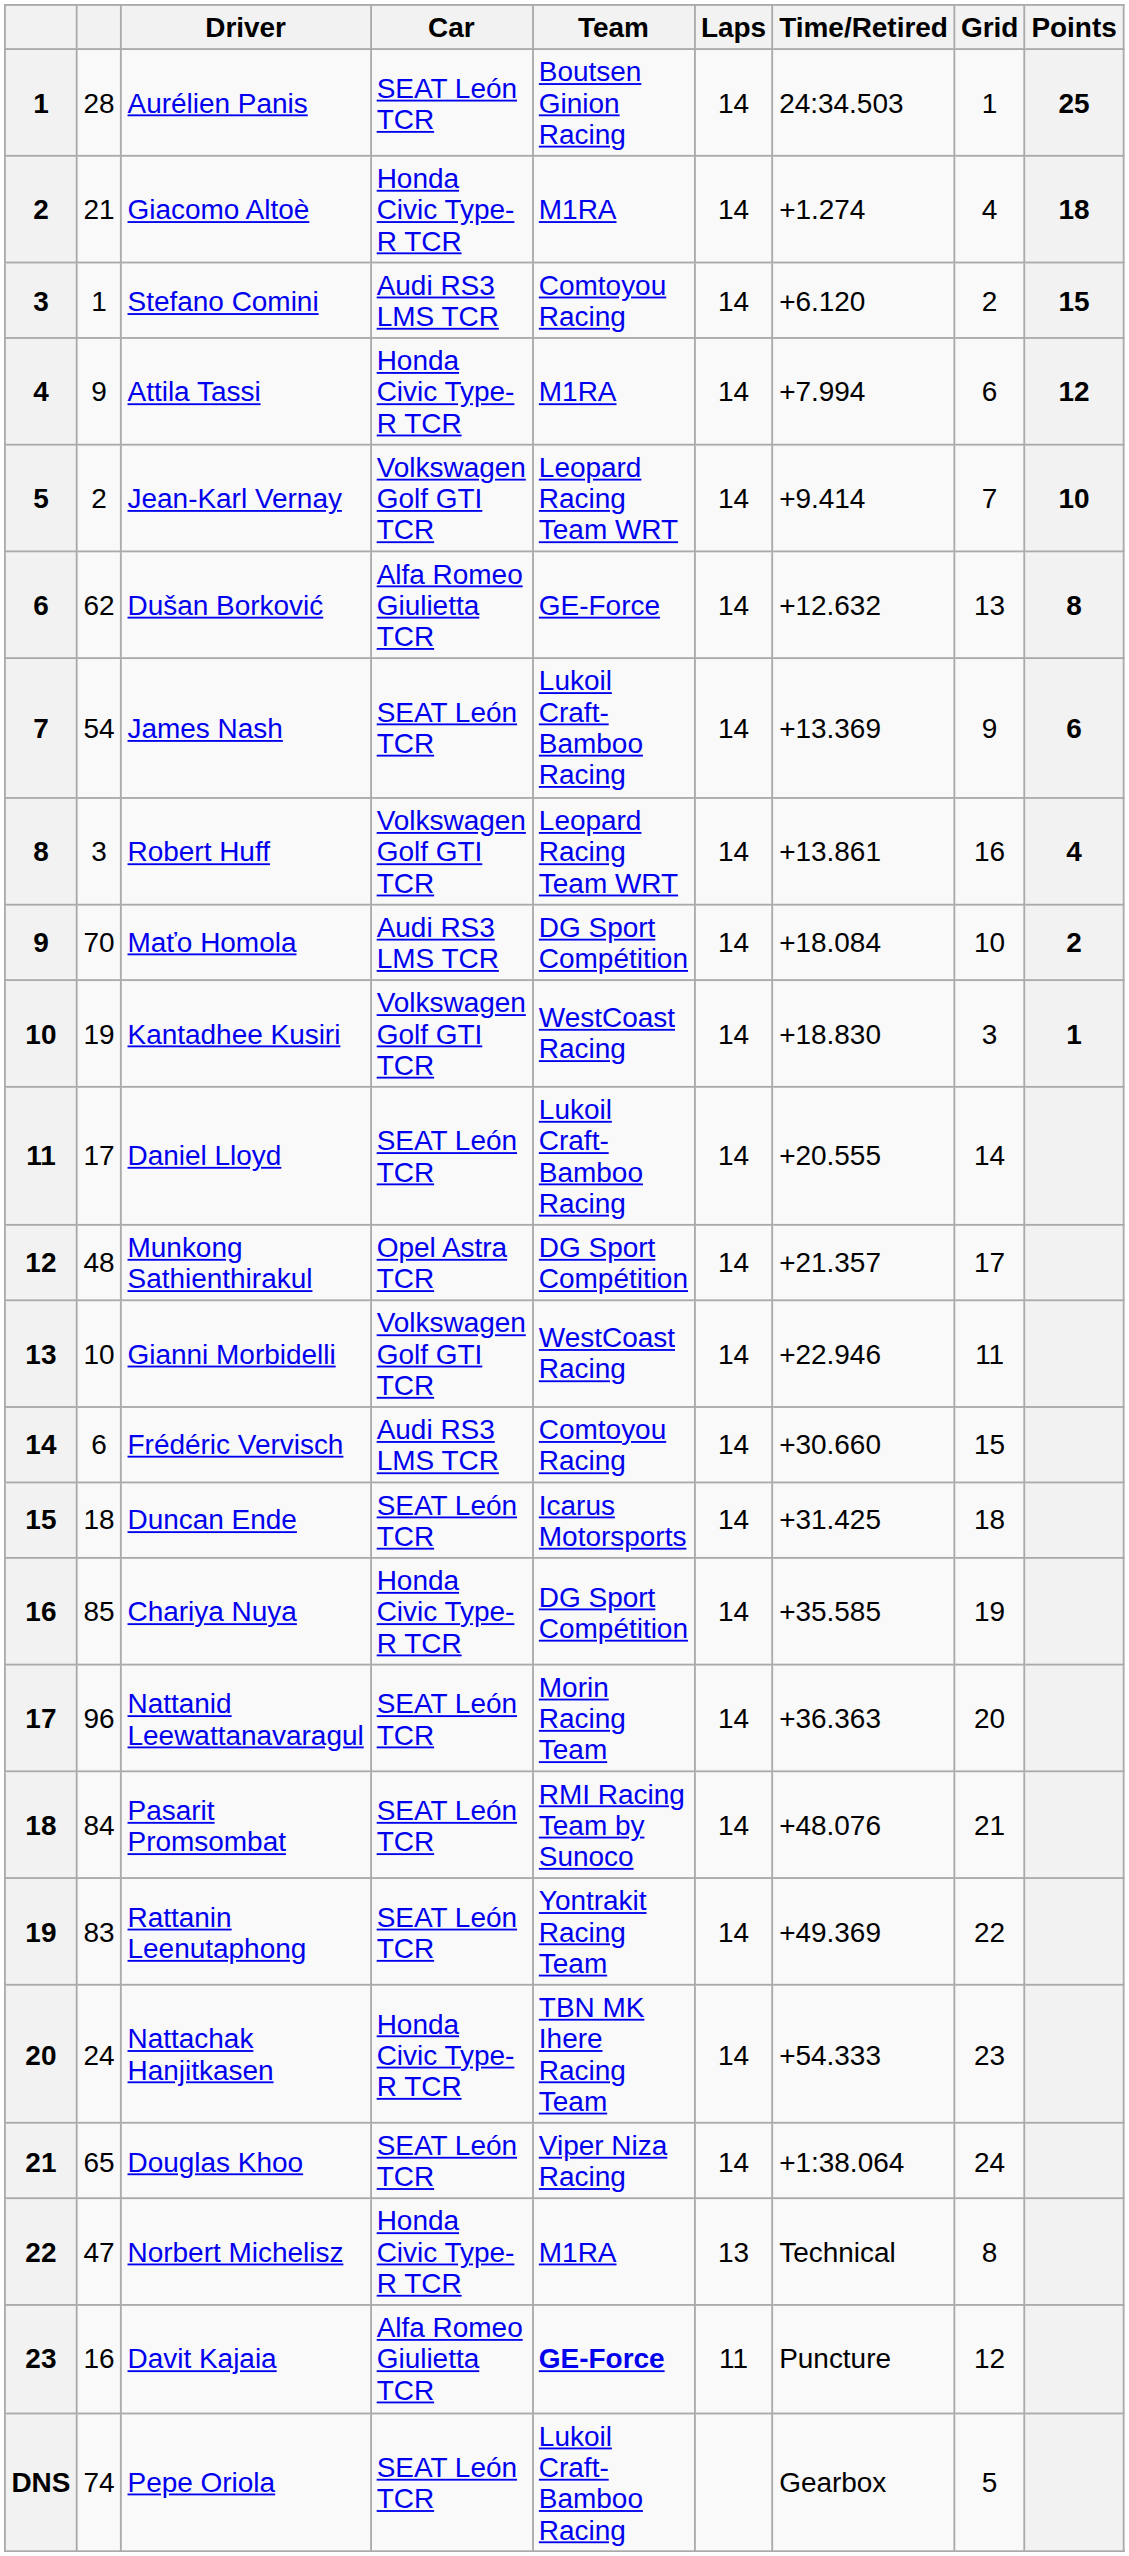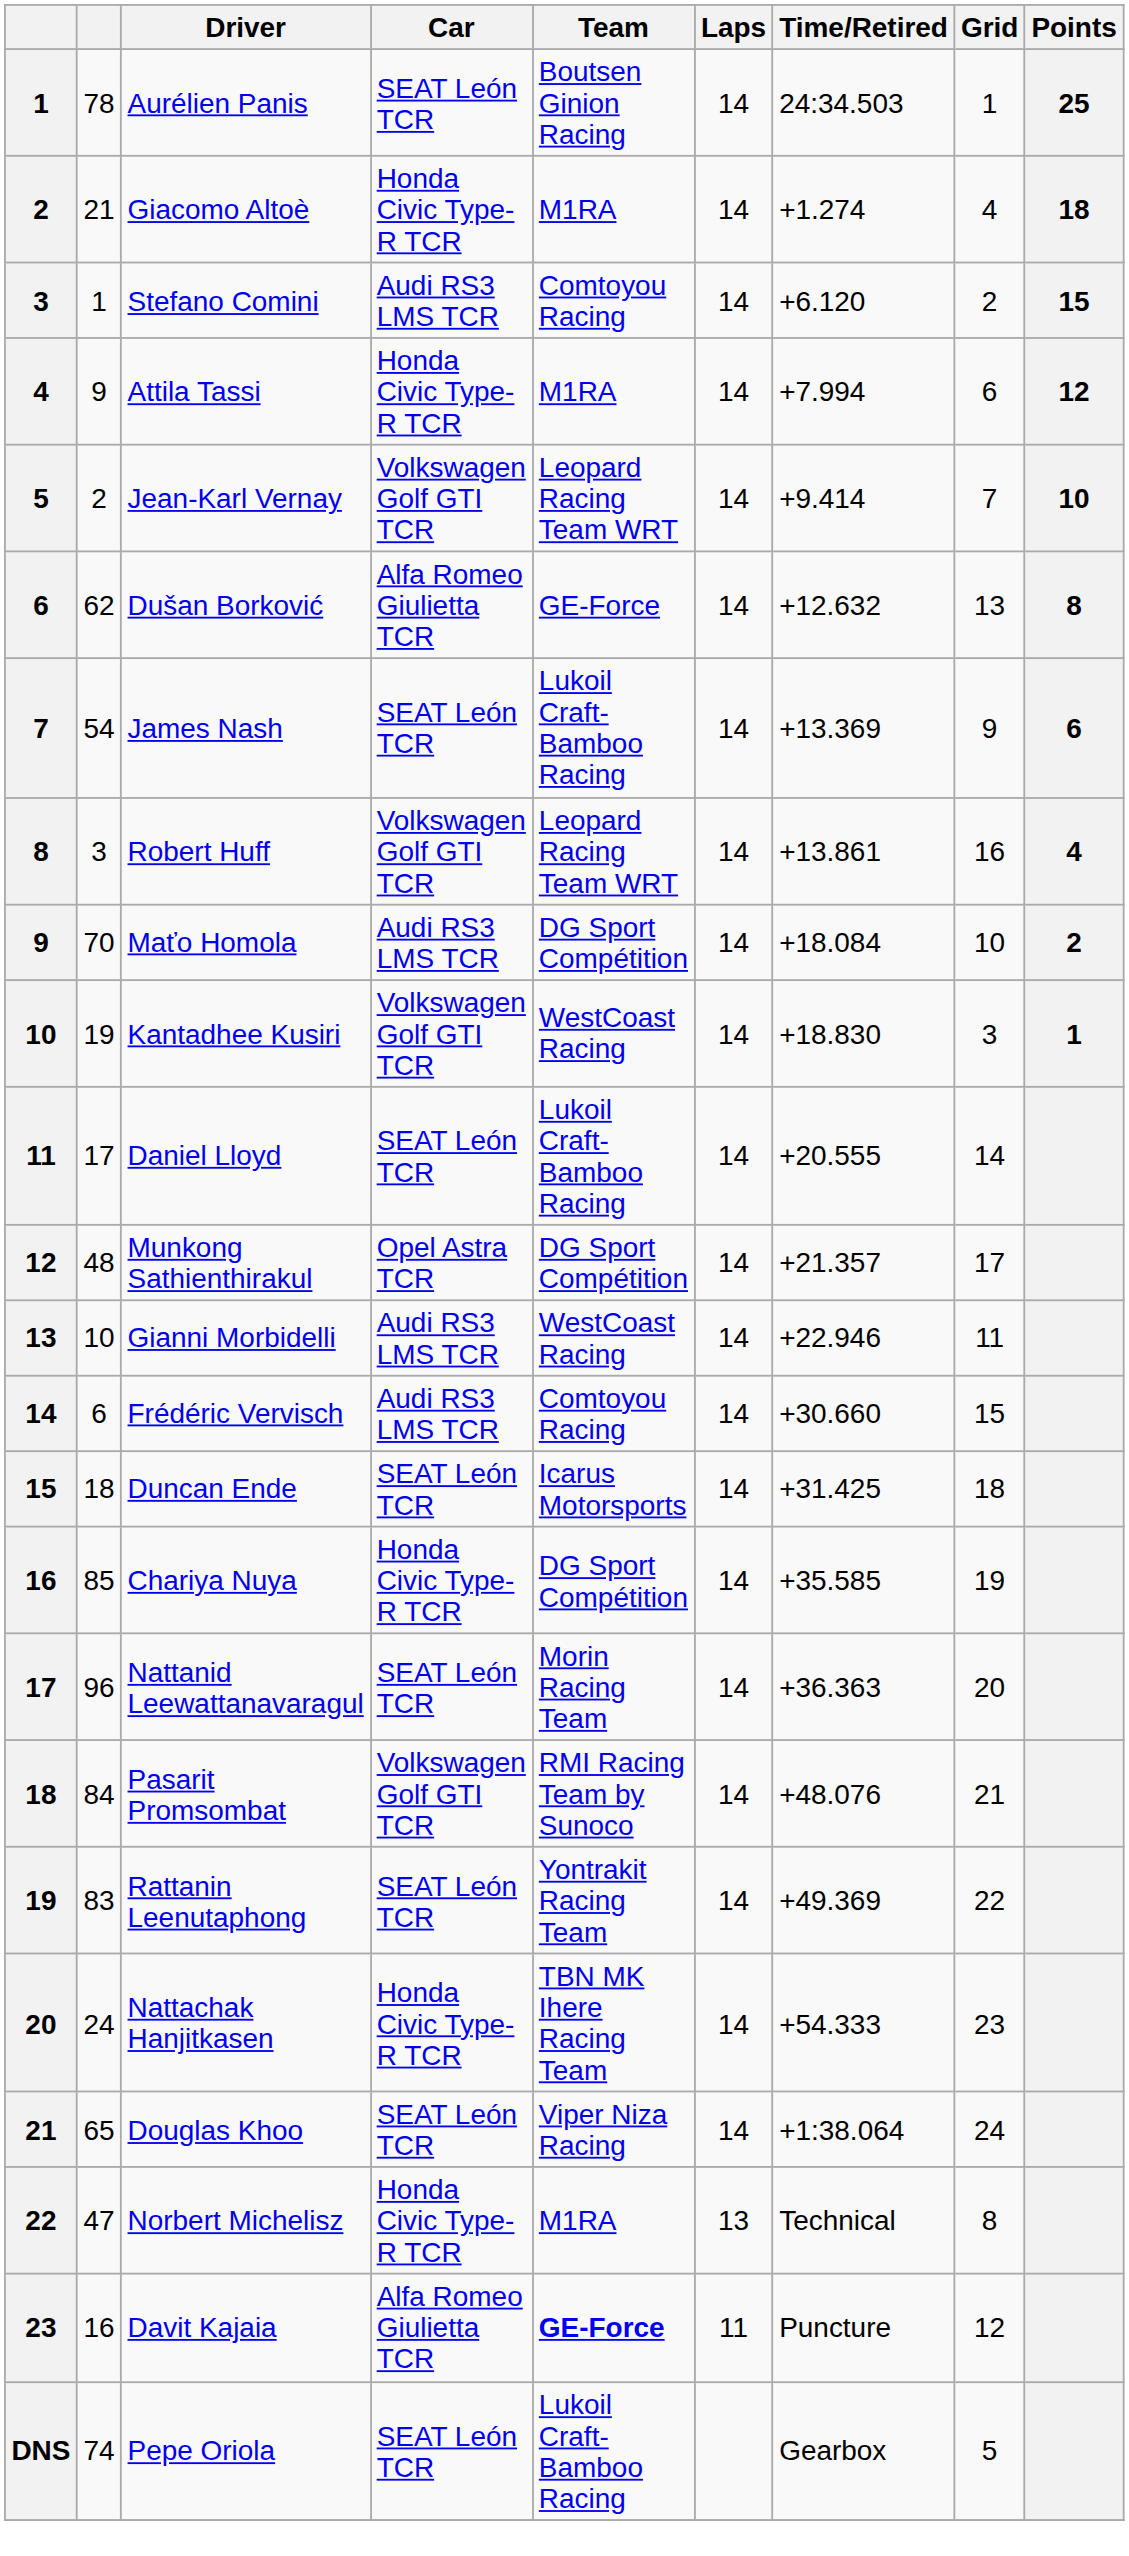(99, 103) 28 -> (99, 103) 78
(451, 1354) Volkswagen Golf GTI TCR -> (438, 1338) Audi RS3 LMS TCR
(447, 1825) SEAT León TCR -> (451, 1794) Volkswagen Golf GTI TCR
